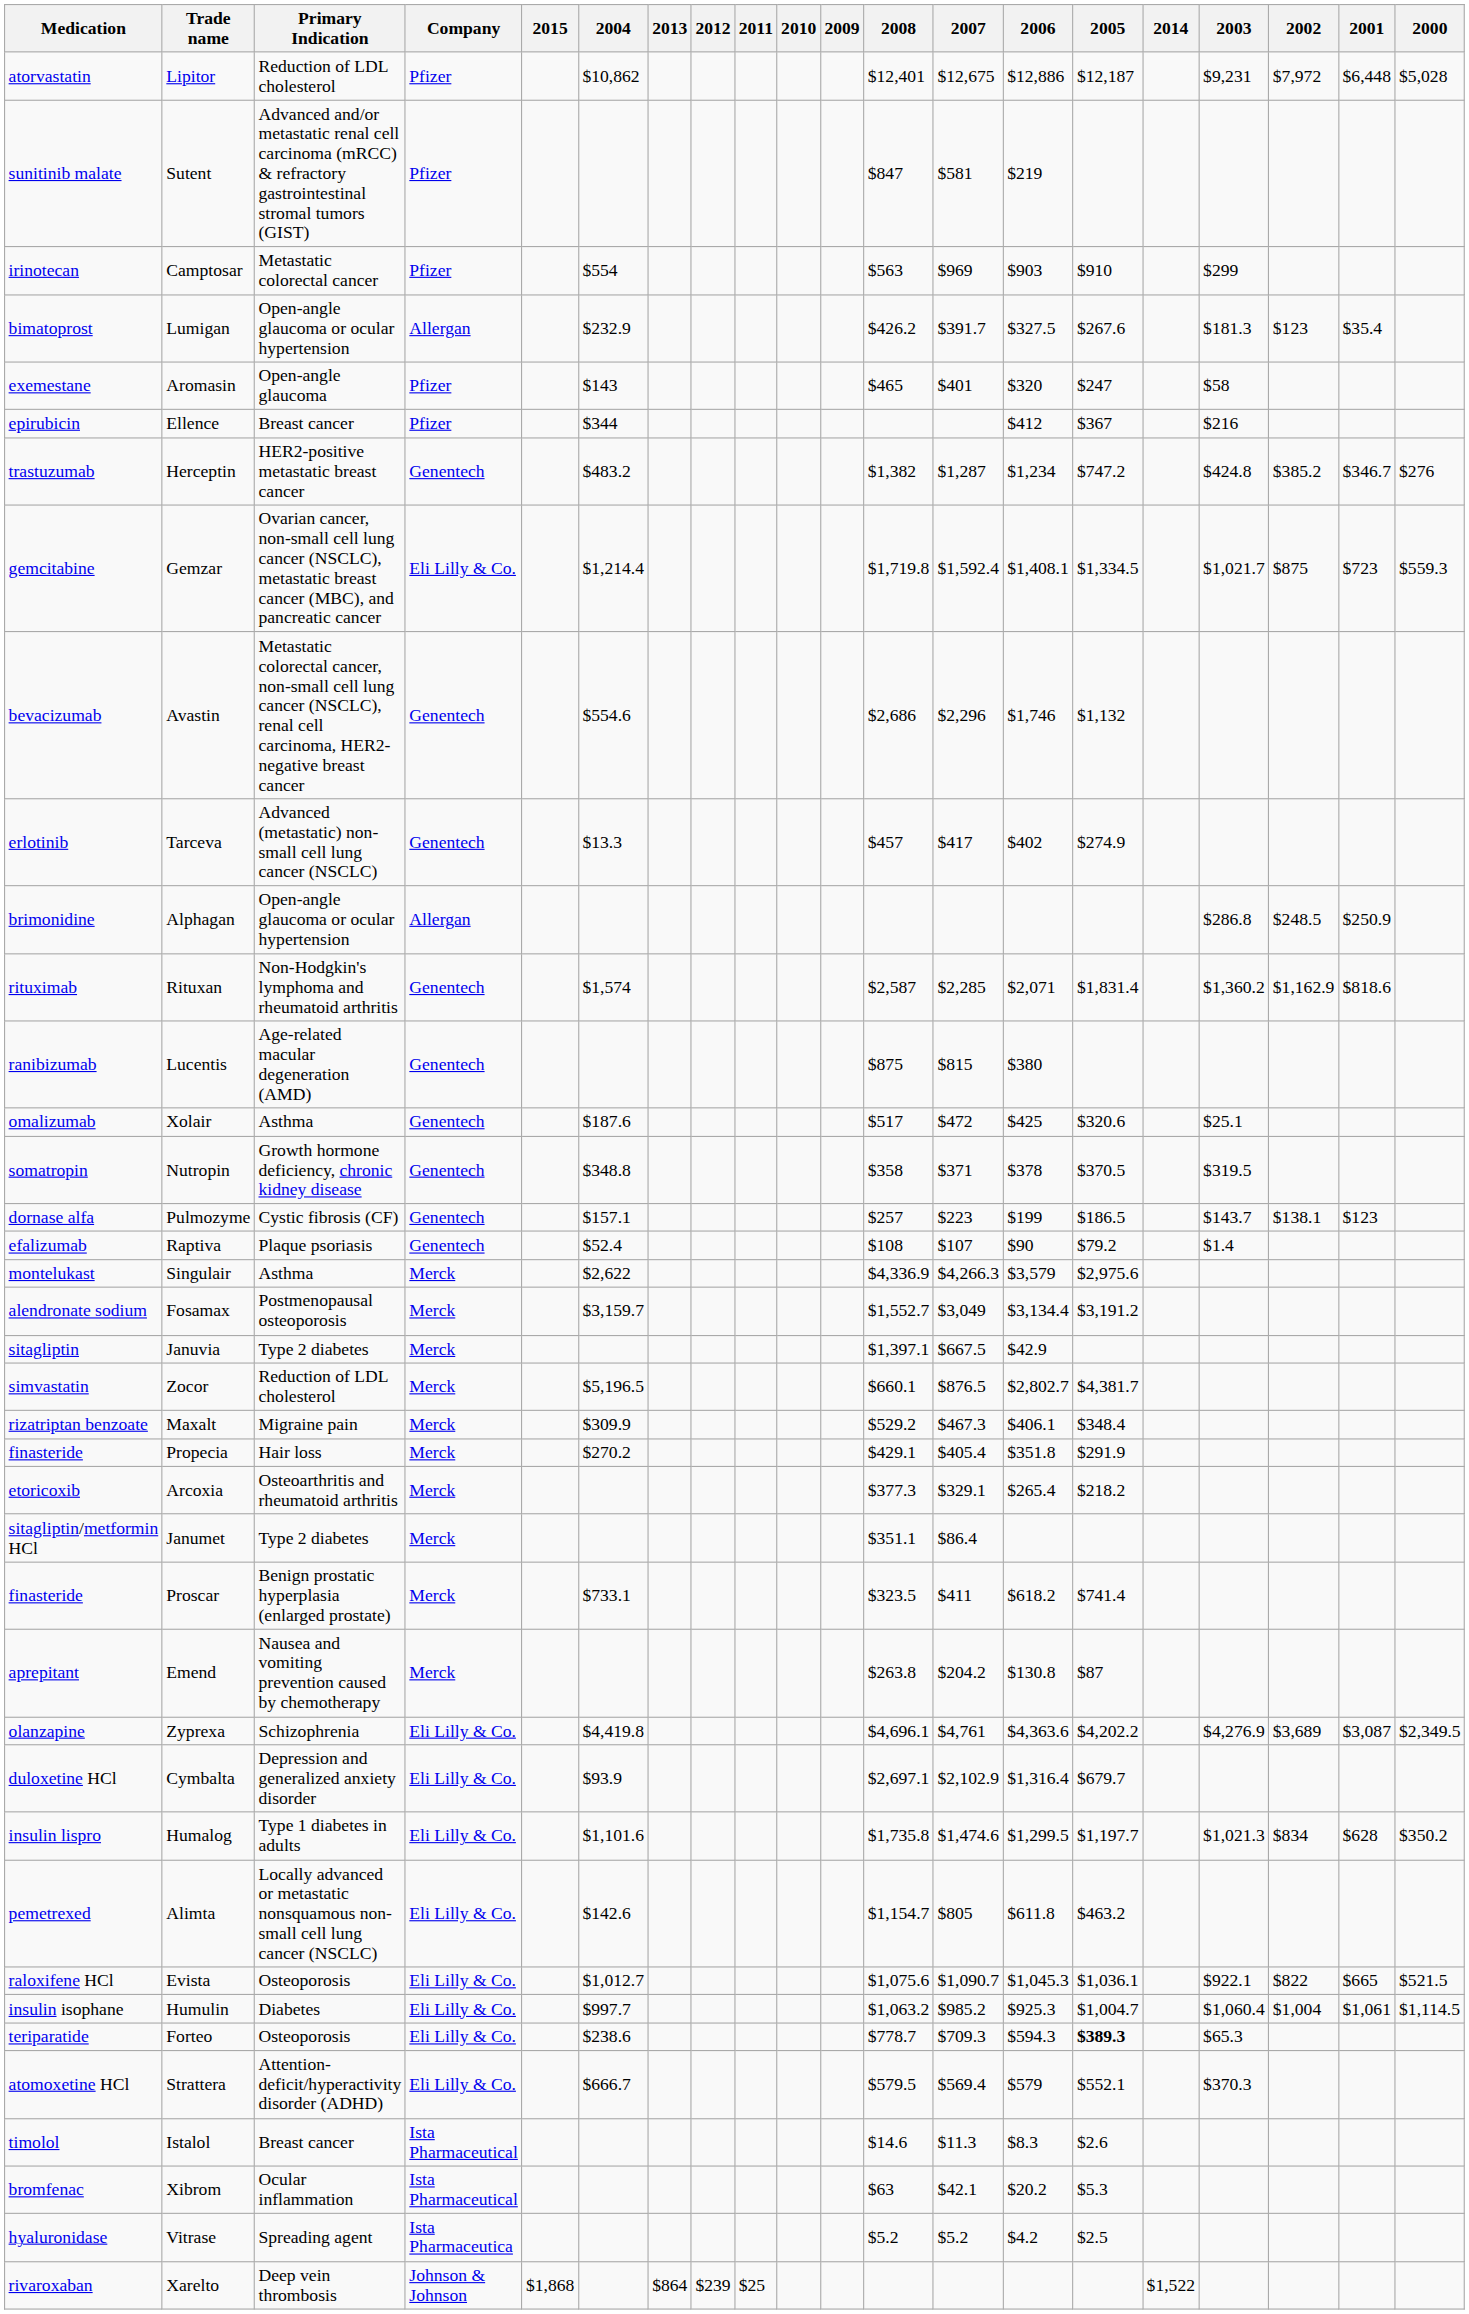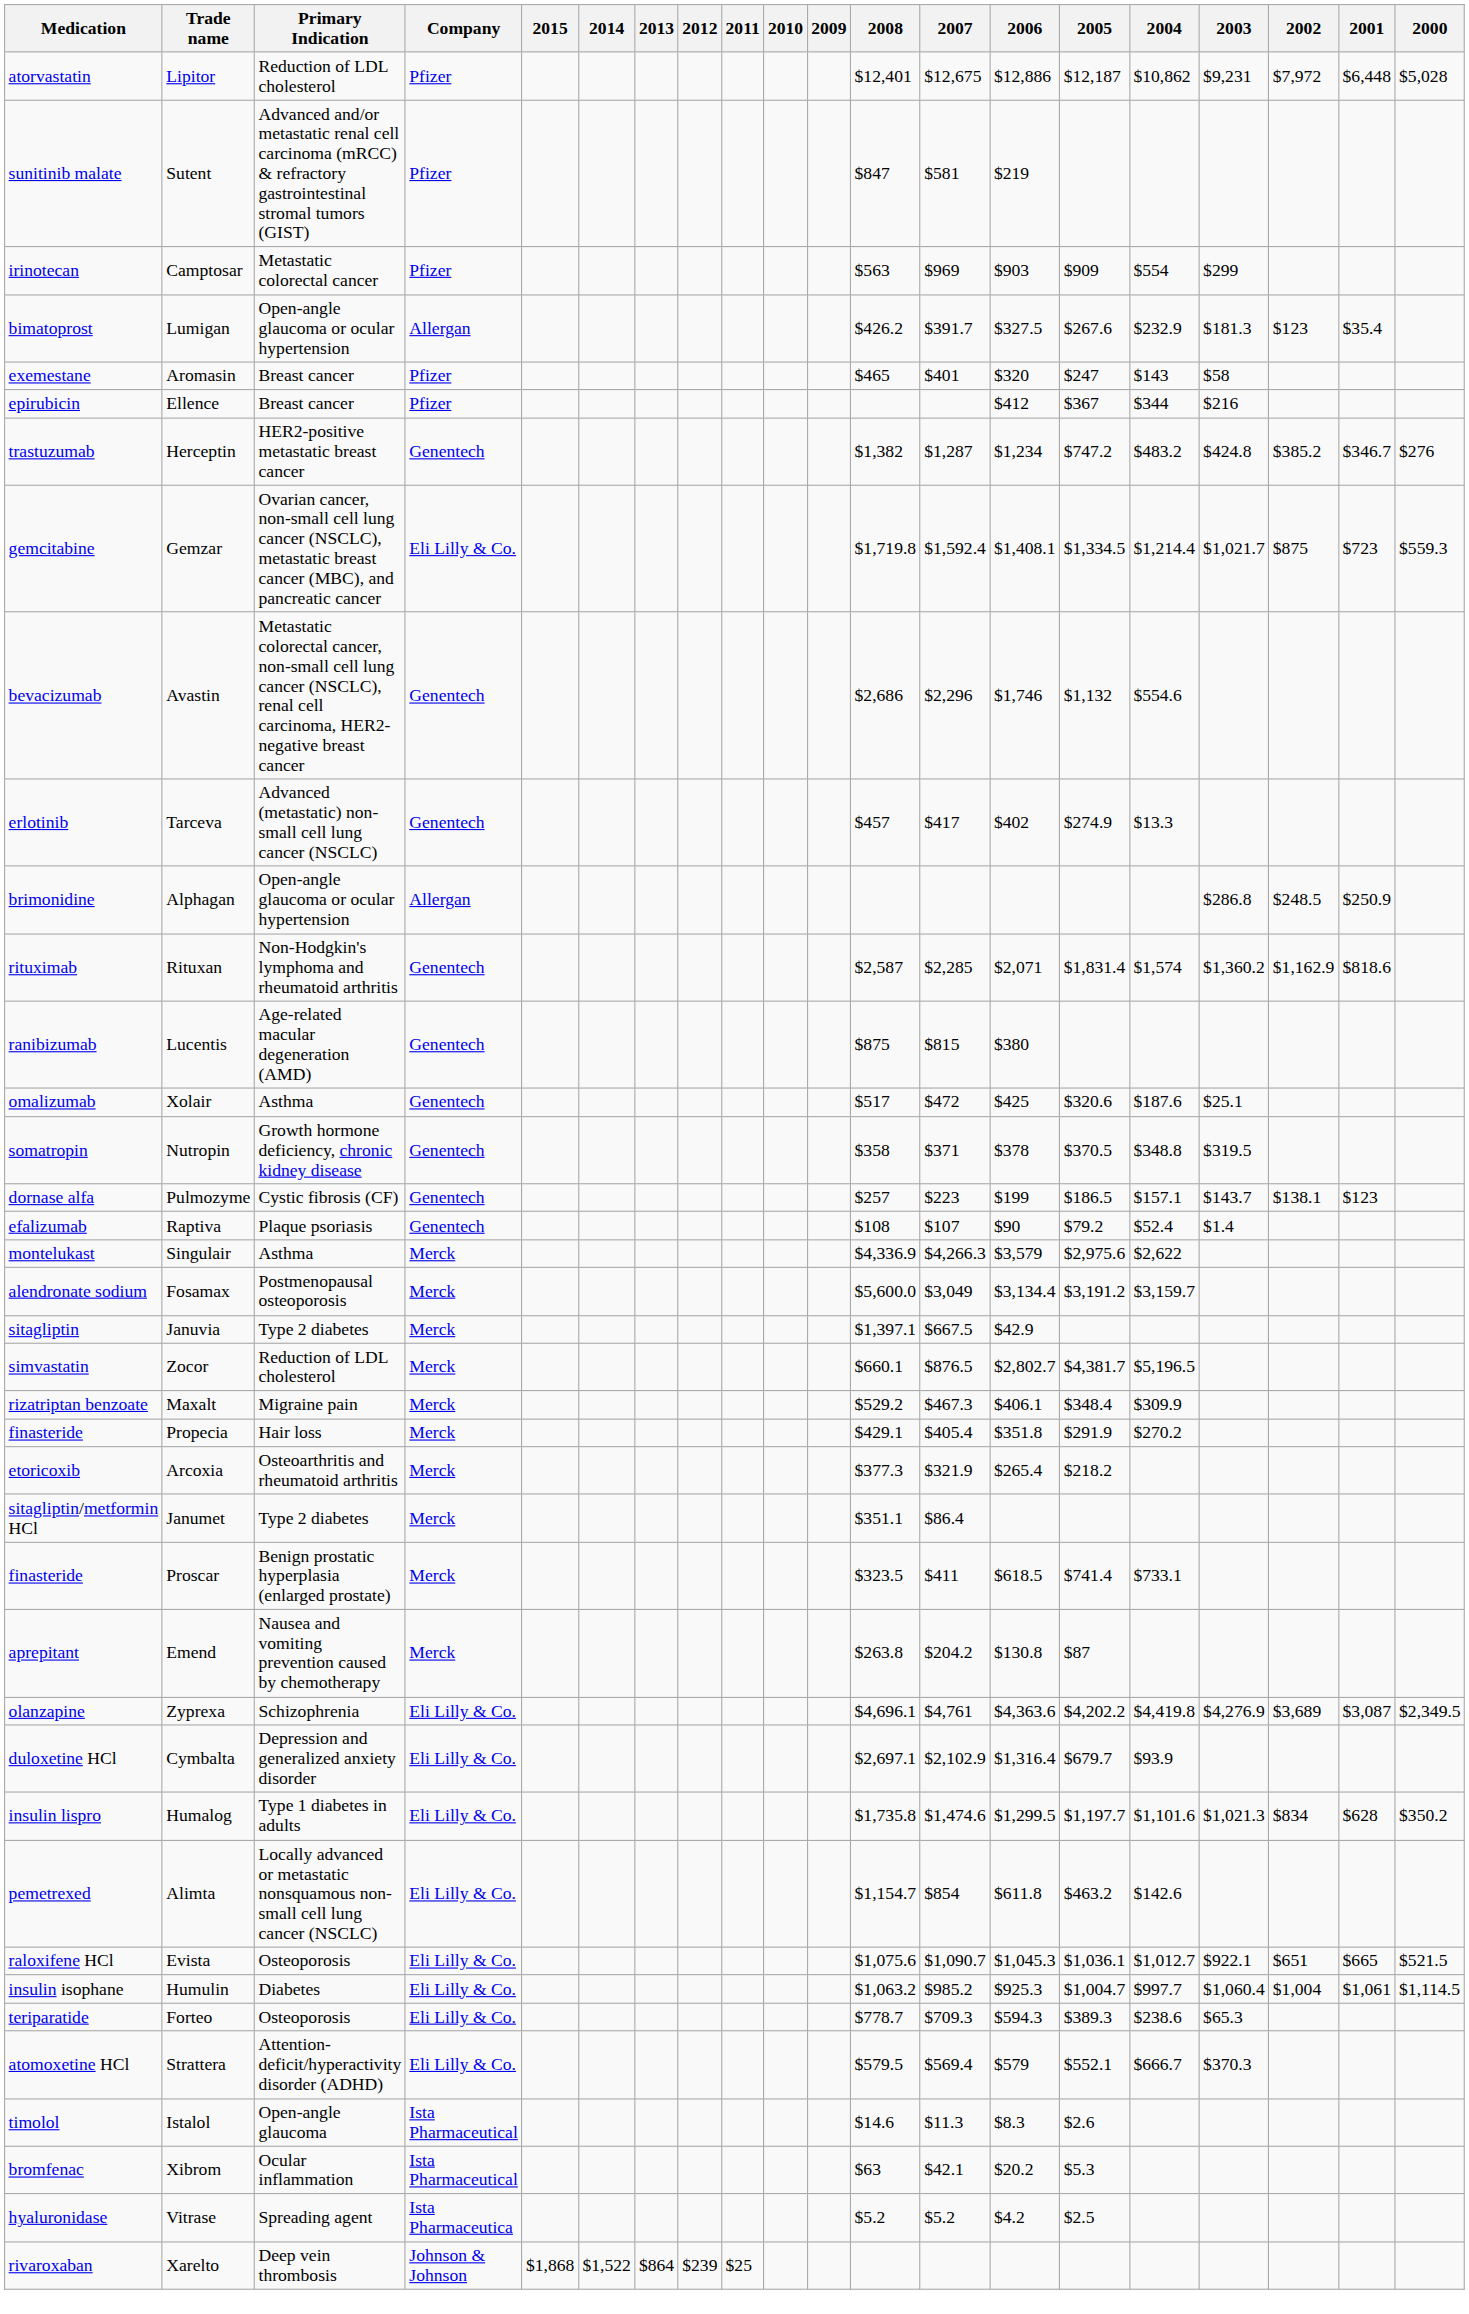columns swapped: (1171, 28) <-> (613, 28)
(1094, 270) $910 -> (1081, 270) $909
(300, 385) Open-angle glaucoma -> (306, 375) Breast cancer
(899, 1311) $1,552.7 -> (885, 1291) $5,600.0
(962, 1490) $329.1 -> (948, 1470) $321.9
(1031, 1595) $618.2 -> (1018, 1575) $618.5
(955, 1913) $805 -> (942, 1893) $854
(1290, 1980) $822 -> (1290, 1961) $651
(1101, 2036) bold -> (1088, 2016) normal
(306, 2142) Breast cancer -> (300, 2122) Open-angle glaucoma
